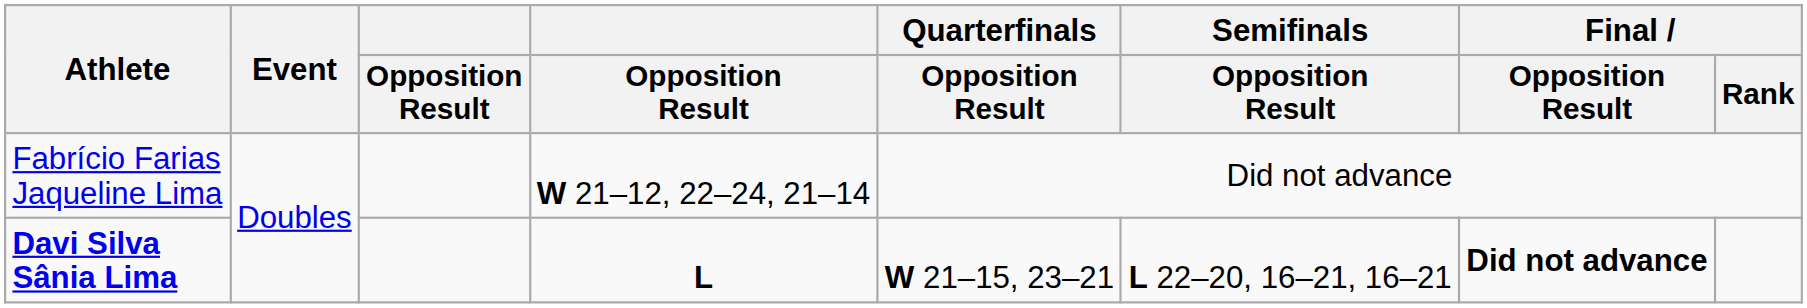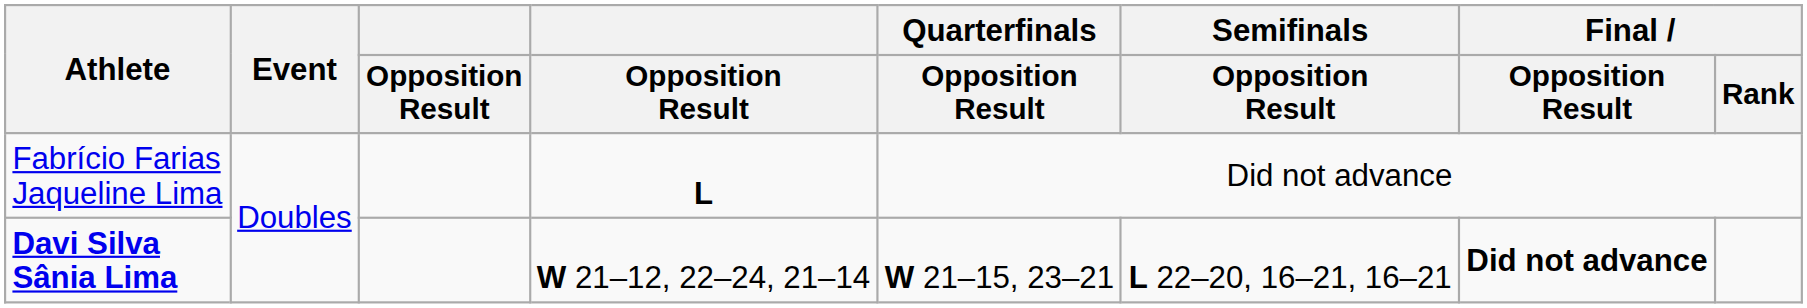(704, 193) W 21–12, 22–24, 21–14 -> (704, 193) L
(704, 277) L -> (704, 277) W 21–12, 22–24, 21–14
